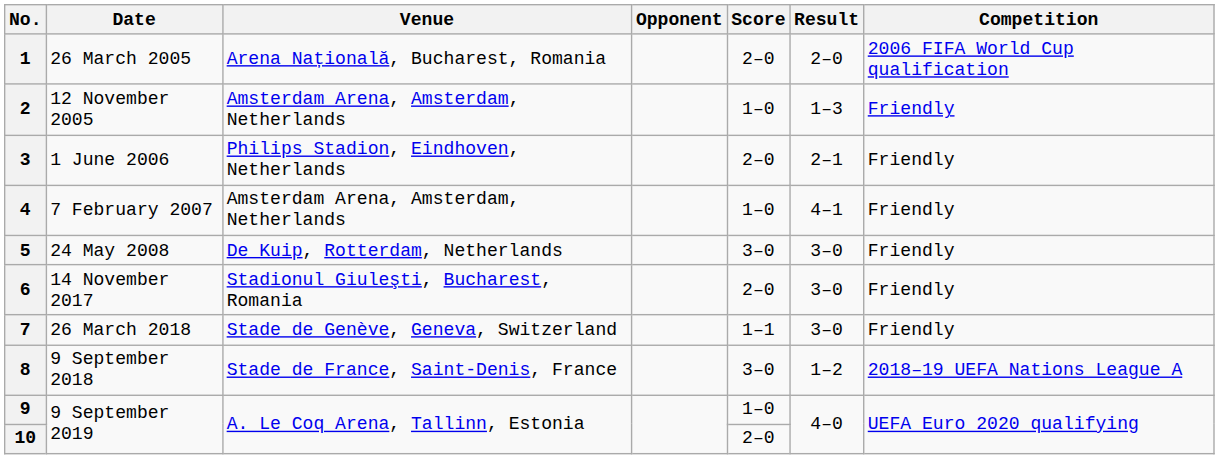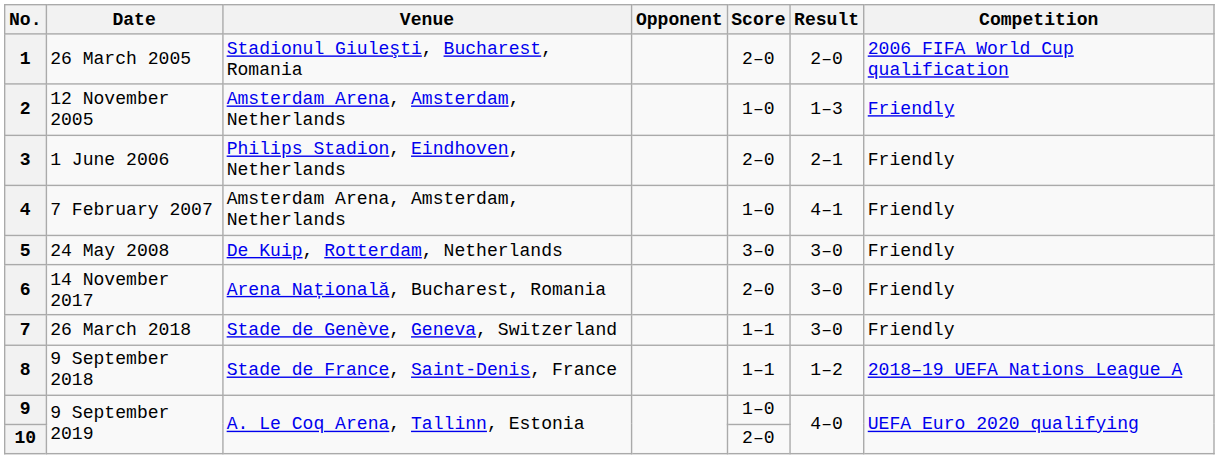(416, 59) Arena Națională, Bucharest, Romania -> (389, 59) Stadionul Giuleşti, Bucharest, Romania
(389, 290) Stadionul Giuleşti, Bucharest, Romania -> (416, 290) Arena Națională, Bucharest, Romania
(758, 370) 3–0 -> (758, 370) 1–1
